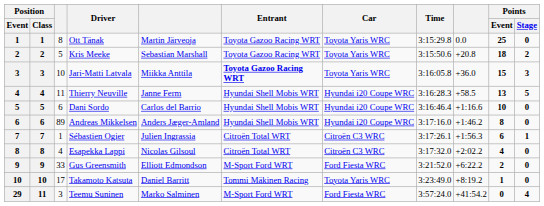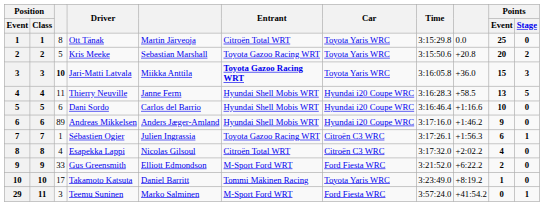(272, 39) Toyota Gazoo Racing WRT -> (257, 39) Citroën Total WRT
(502, 54) 18 -> (502, 54) 20
(61, 73) normal -> (61, 73) bold
(502, 122) 8 -> (502, 122) 9
(257, 136) Citroën Total WRT -> (272, 136) Toyota Gazoo Racing WRT
(527, 193) 4 -> (527, 193) 1
